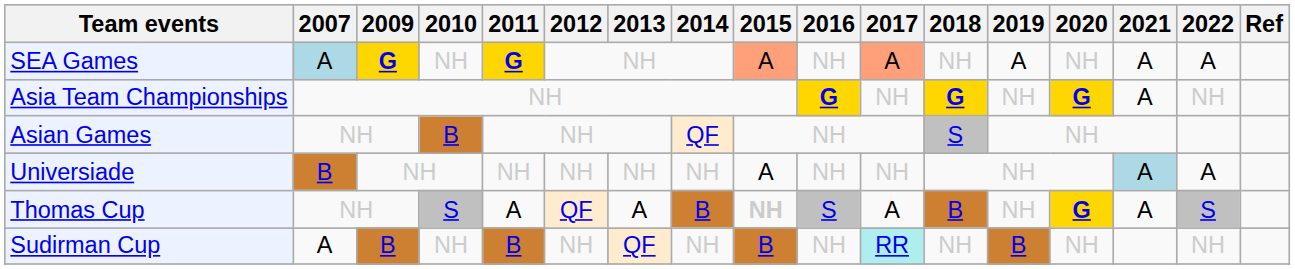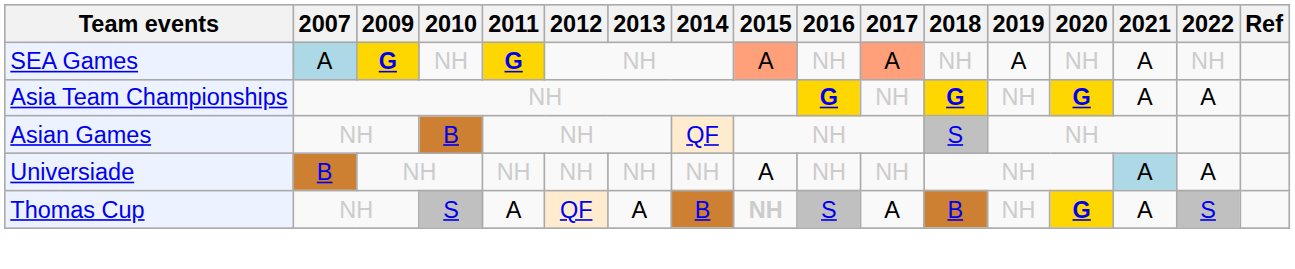(1208, 61) A -> (1208, 61) NH
(1208, 98) NH -> (1208, 98) A
- row: (85, 246)
